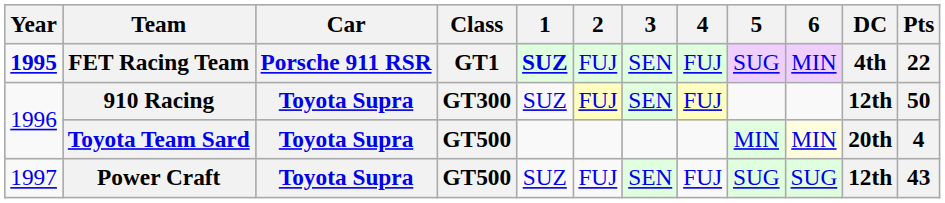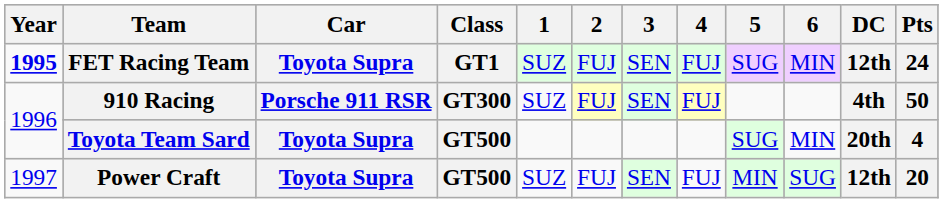(346, 62) Porsche 911 RSR -> (346, 62) Toyota Supra
(545, 62) bold -> (544, 62) normal
(870, 62) 4th -> (869, 62) 12th
(919, 62) 22 -> (917, 62) 24
(346, 101) Toyota Supra -> (346, 101) Porsche 911 RSR
(870, 101) 12th -> (869, 101) 4th
(756, 139) MIN -> (755, 139) SUG
(814, 139) lightyellow background -> (813, 139) no background
(756, 178) SUG -> (755, 178) MIN
(919, 178) 43 -> (917, 178) 20
